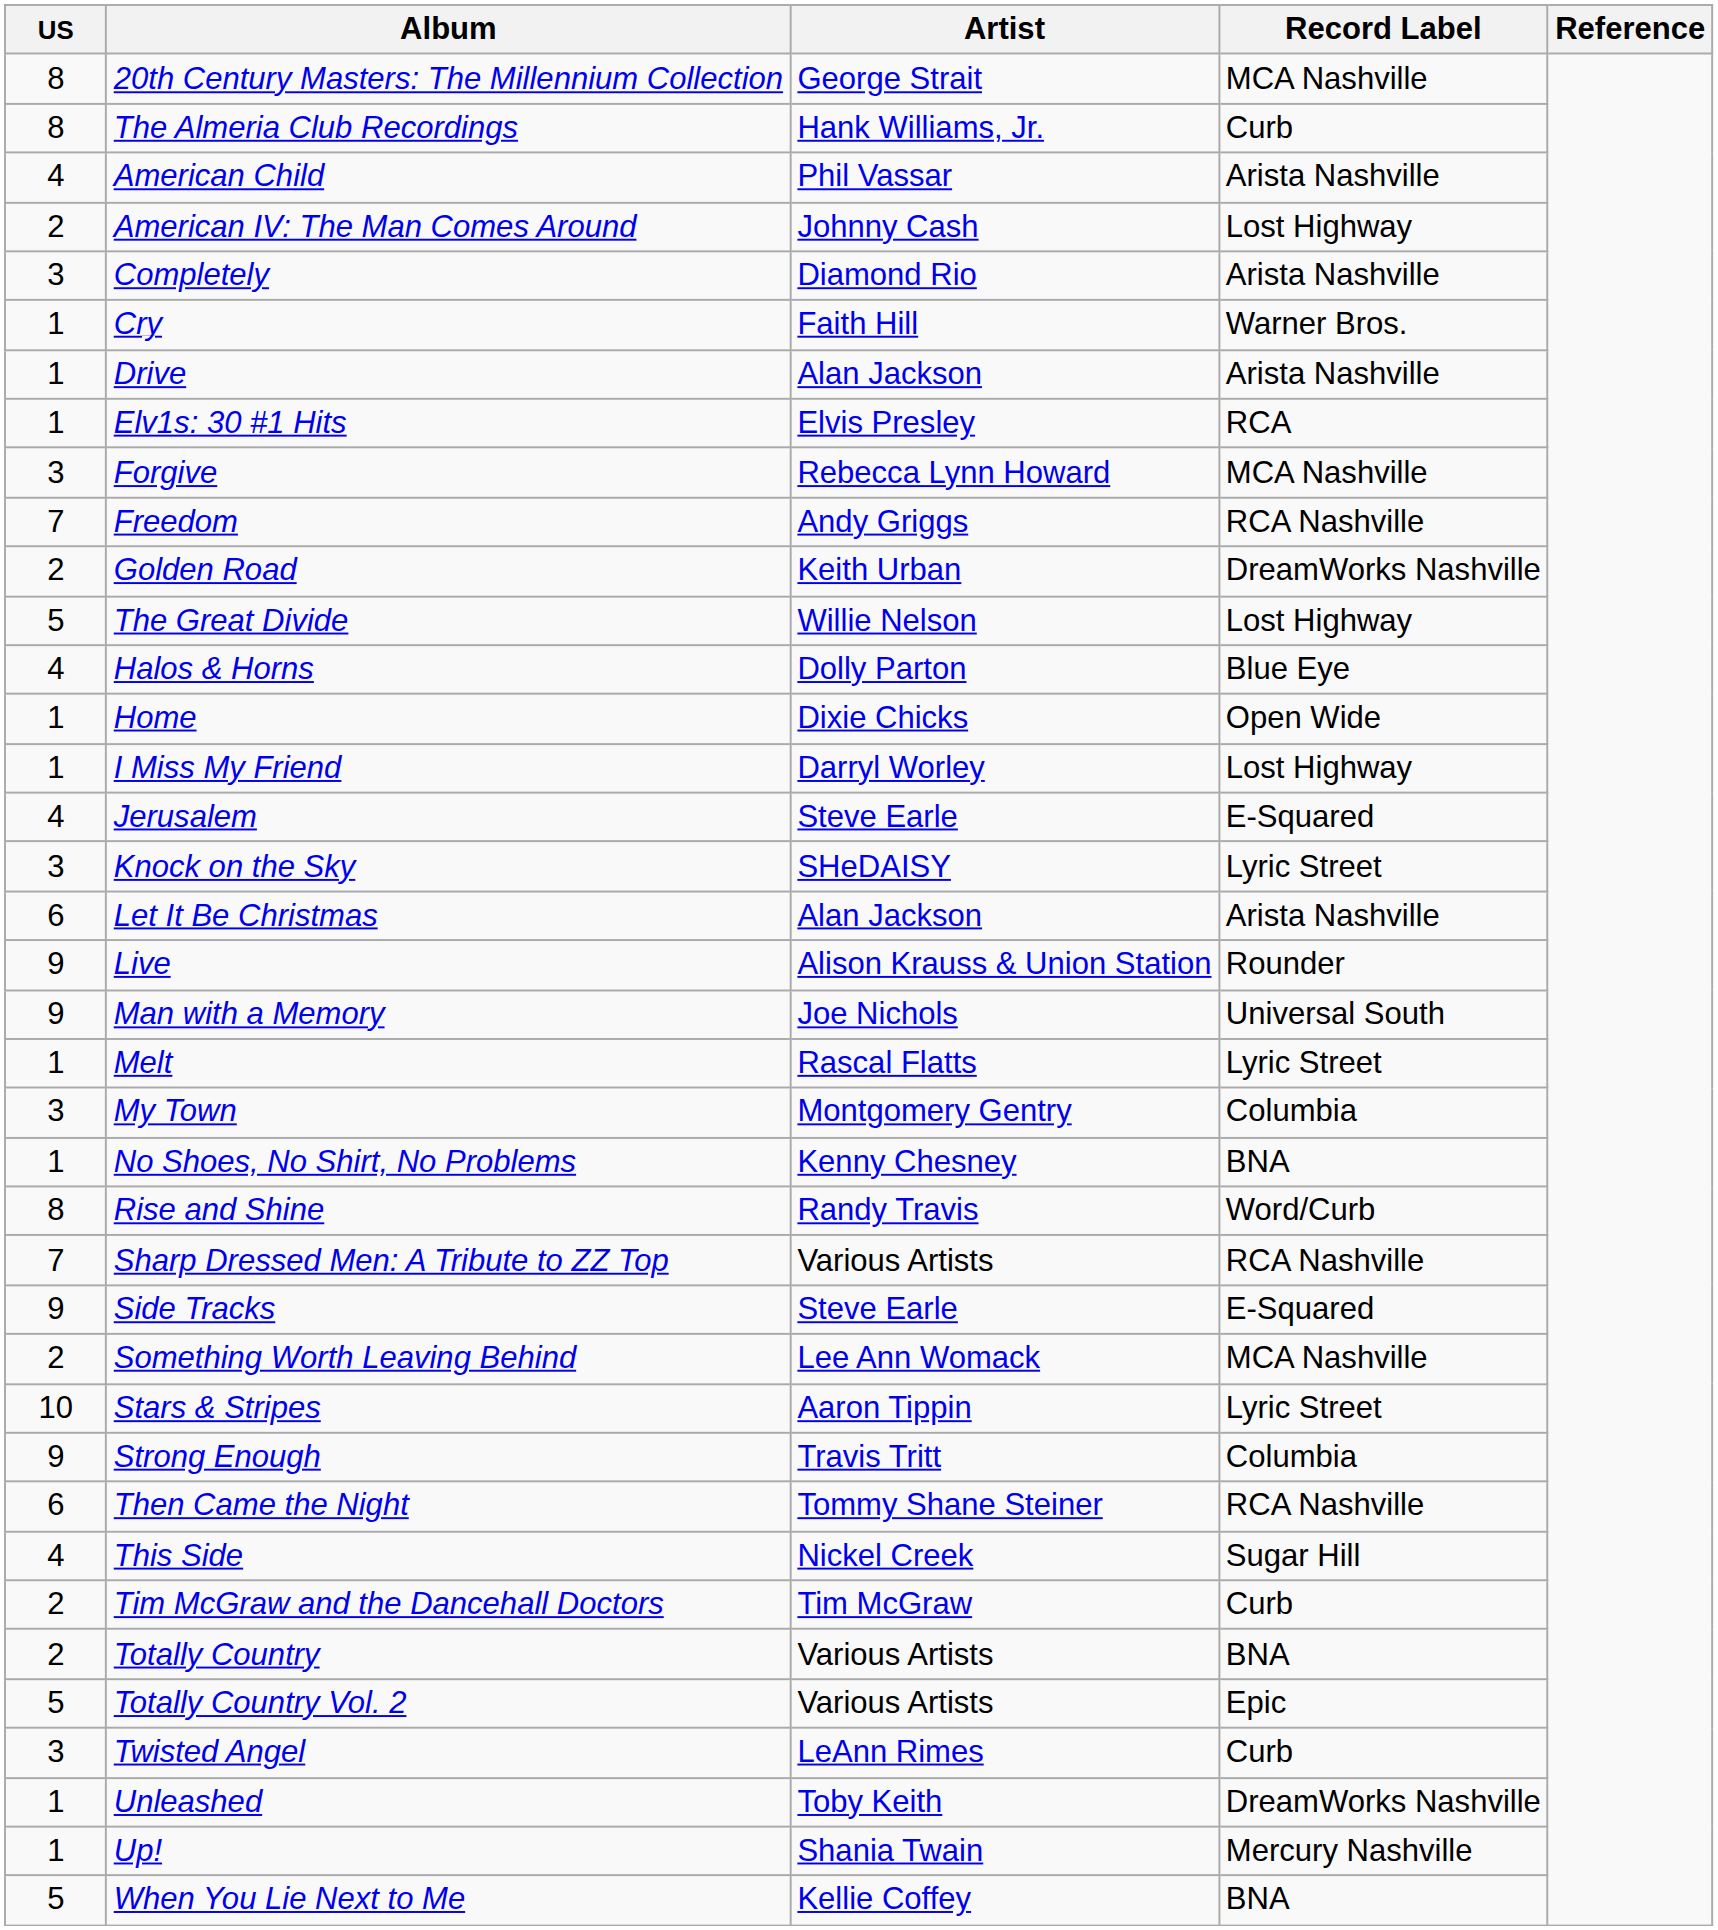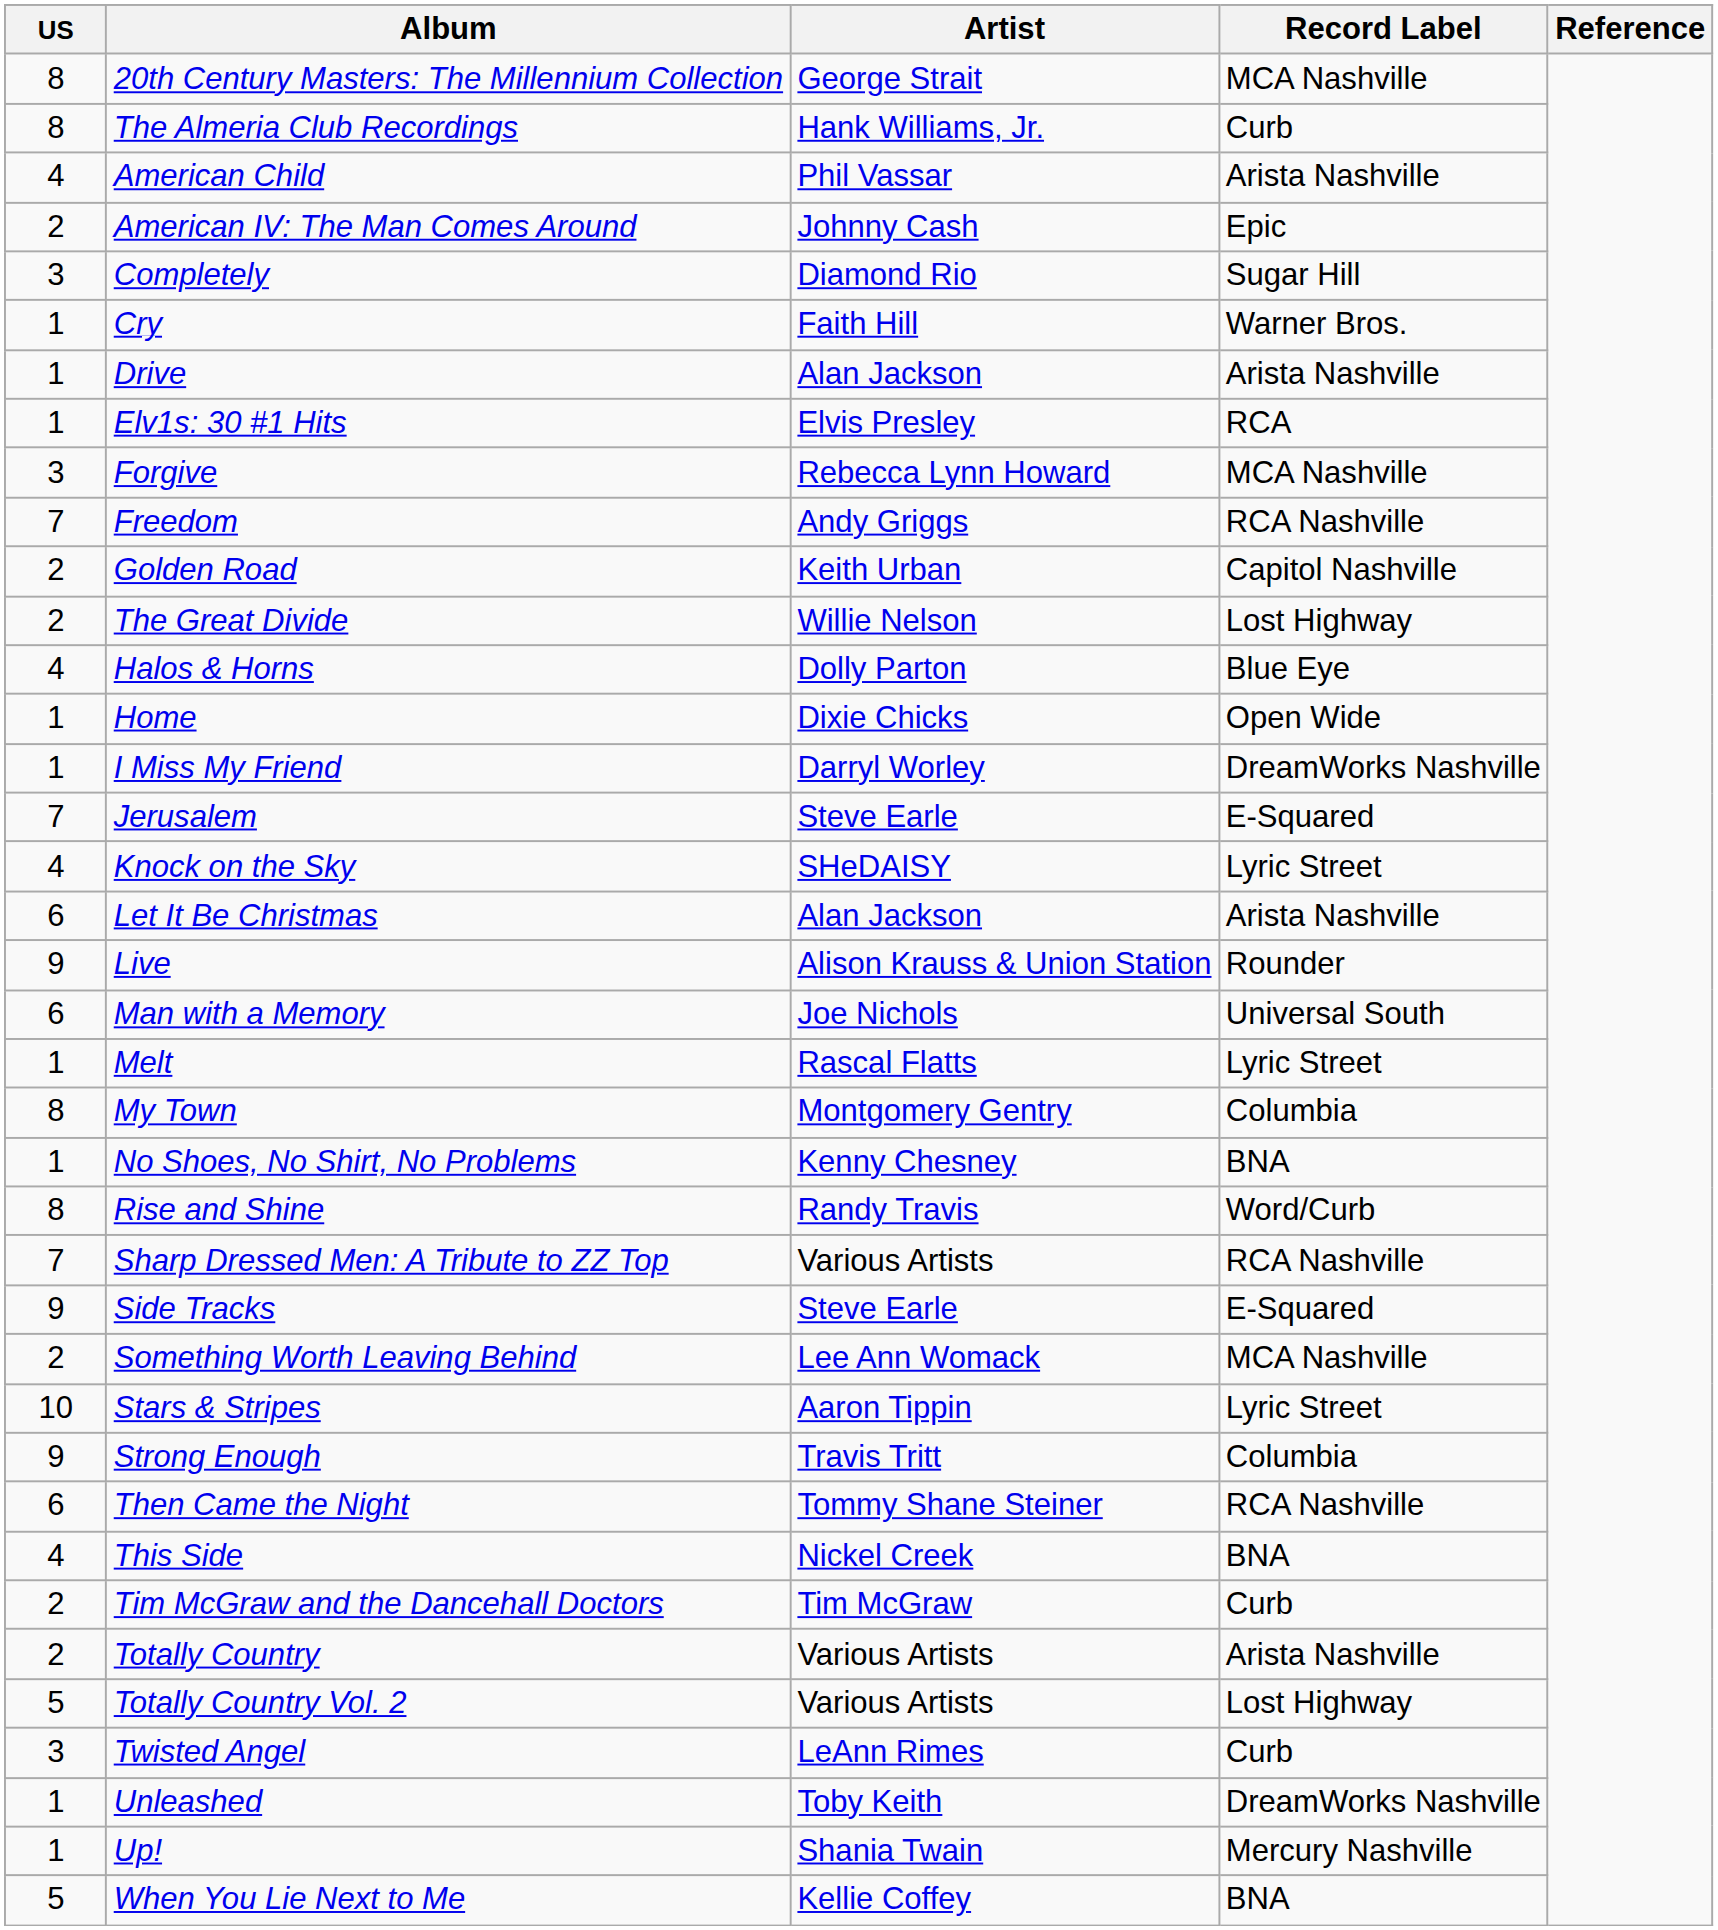(1319, 226) Lost Highway -> (1256, 226) Epic
(1333, 275) Arista Nashville -> (1293, 275) Sugar Hill
(1383, 570) DreamWorks Nashville -> (1341, 570) Capitol Nashville
(56, 619) 5 -> (56, 619) 2
(1319, 767) Lost Highway -> (1383, 767) DreamWorks Nashville
(56, 816) 4 -> (56, 816) 7
(56, 865) 3 -> (56, 865) 4
(56, 1013) 9 -> (56, 1013) 6
(56, 1112) 3 -> (56, 1112) 8
(1293, 1555) Sugar Hill -> (1258, 1555) BNA
(1258, 1653) BNA -> (1333, 1653) Arista Nashville
(1256, 1702) Epic -> (1319, 1702) Lost Highway
